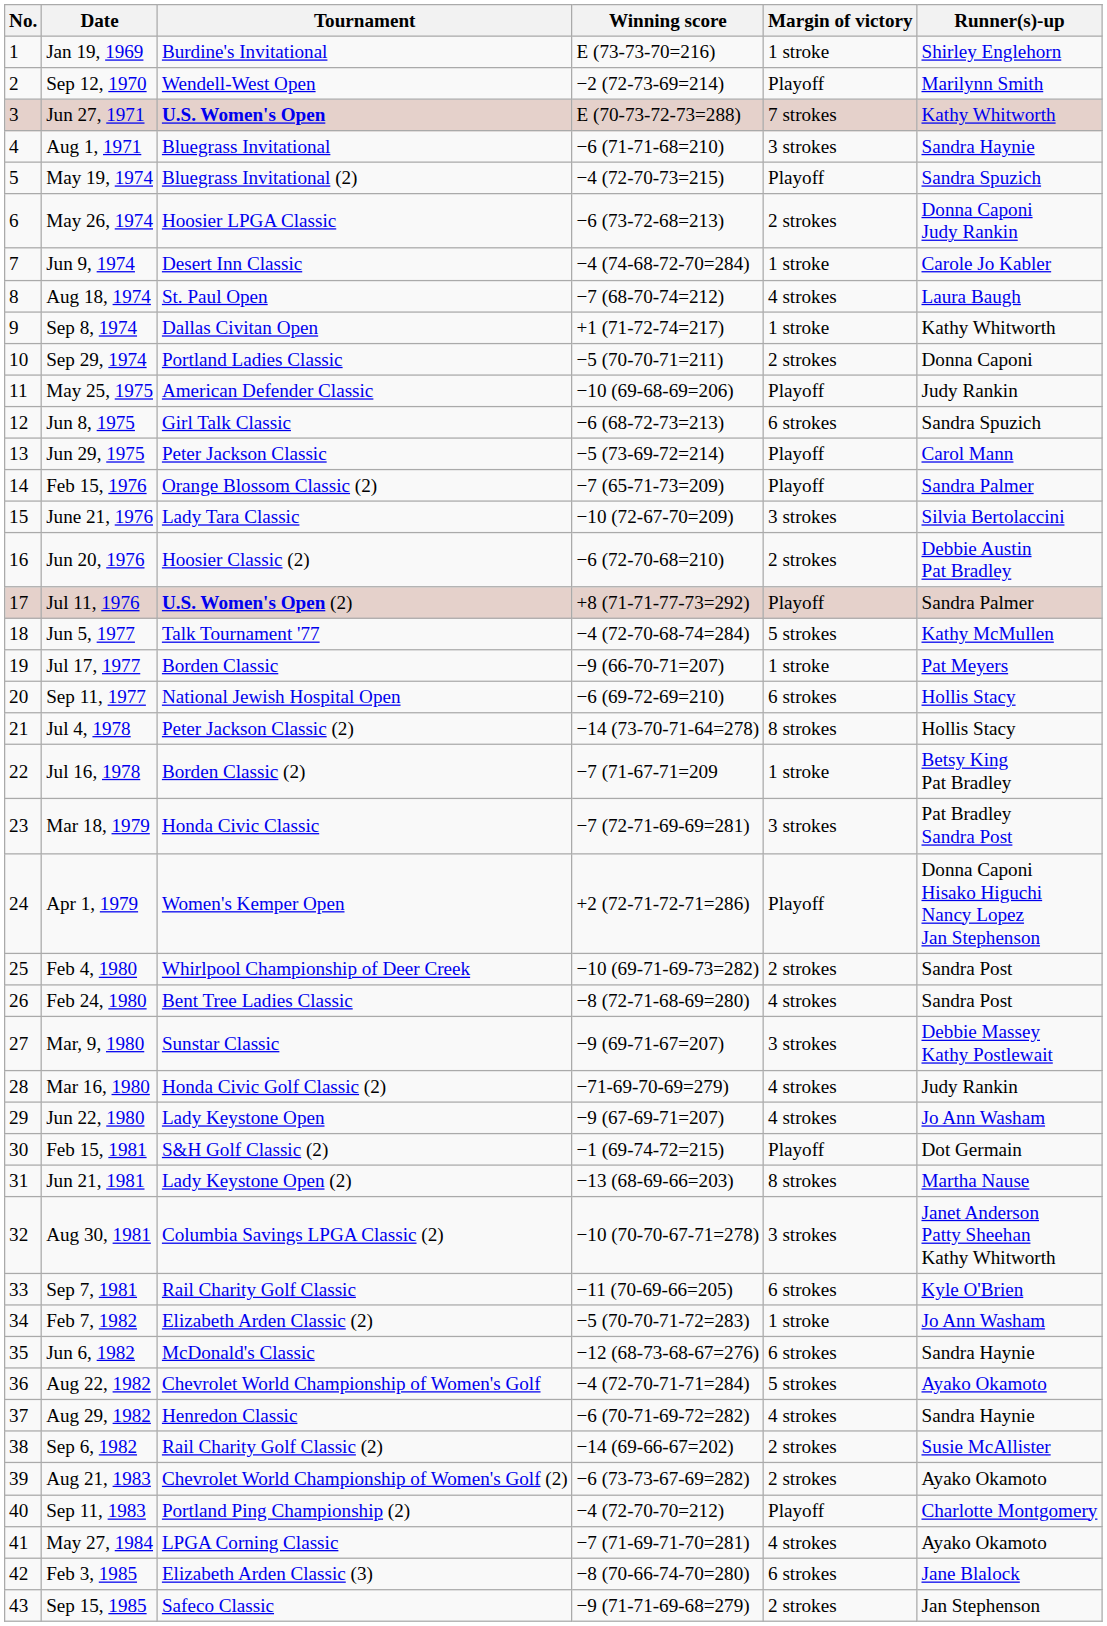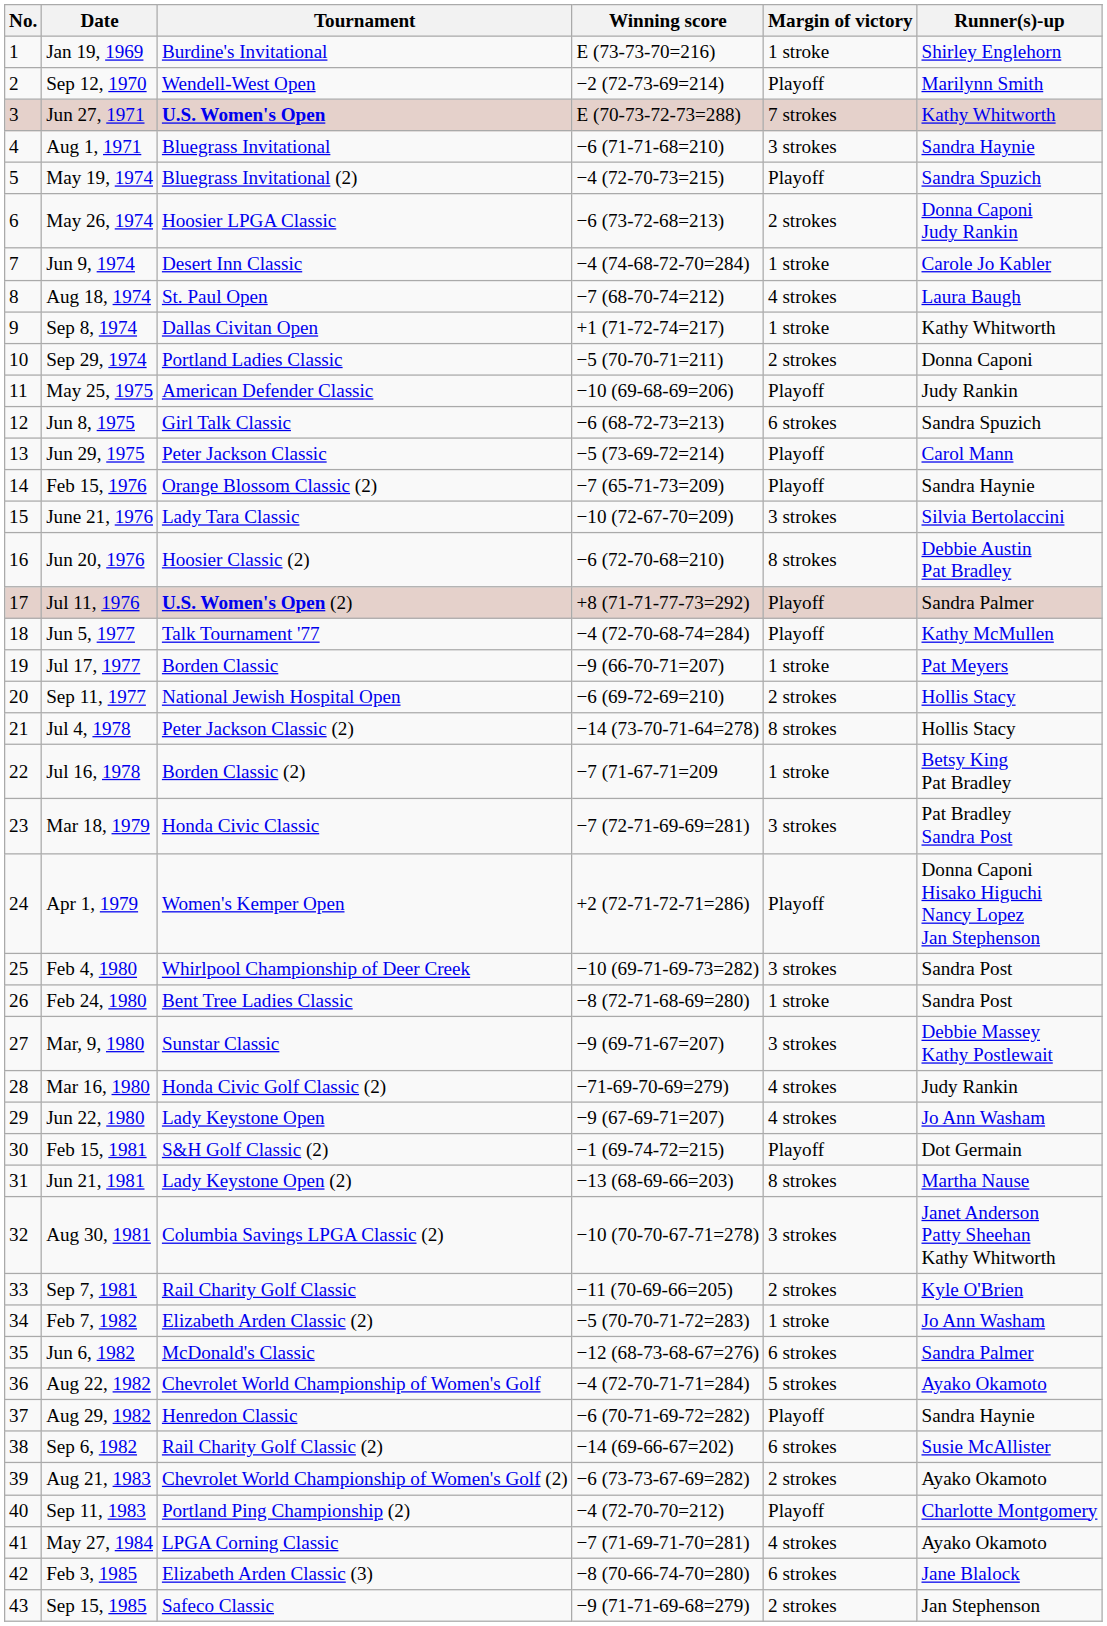(978, 485) Sandra Palmer -> (978, 485) Sandra Haynie
(802, 559) 2 strokes -> (802, 559) 8 strokes
(802, 634) 5 strokes -> (796, 634) Playoff
(802, 697) 6 strokes -> (802, 697) 2 strokes
(802, 968) 2 strokes -> (802, 968) 3 strokes
(802, 1000) 4 strokes -> (799, 1000) 1 stroke
(802, 1289) 6 strokes -> (802, 1289) 2 strokes
(978, 1352) Sandra Haynie -> (978, 1352) Sandra Palmer
(802, 1415) 4 strokes -> (796, 1415) Playoff
(802, 1447) 2 strokes -> (802, 1447) 6 strokes
